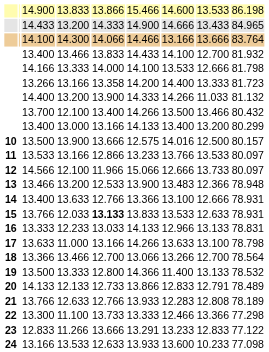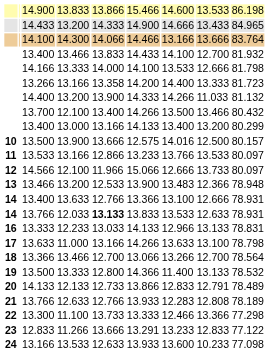(11, 214) 15 -> (11, 214) 14
